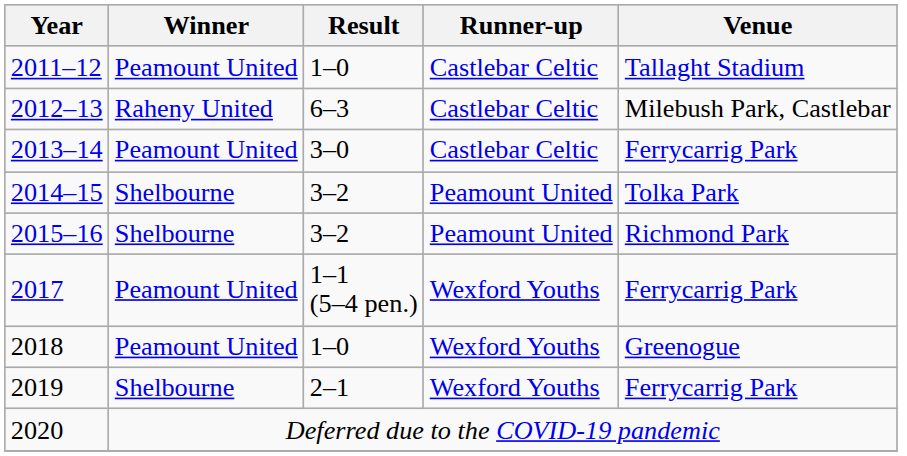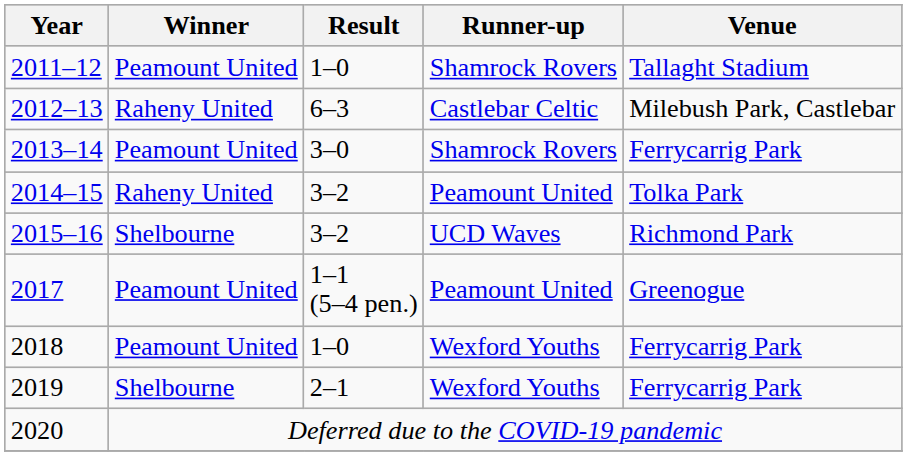(514, 66) Castlebar Celtic -> (523, 66) Shamrock Rovers
(514, 150) Castlebar Celtic -> (523, 150) Shamrock Rovers
(175, 191) Shelbourne -> (194, 191) Raheny United
(521, 233) Peamount United -> (495, 233) UCD Waves
(515, 289) Wexford Youths -> (521, 289) Peamount United
(711, 289) Ferrycarrig Park -> (687, 289) Greenogue
(682, 346) Greenogue -> (716, 346) Ferrycarrig Park
